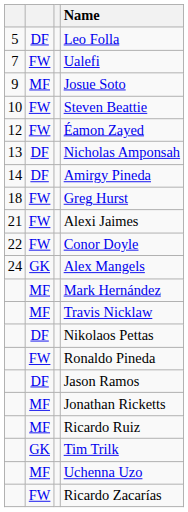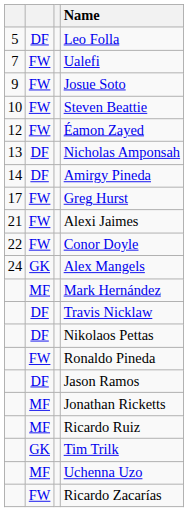(40, 84) MF -> (40, 84) FW
(15, 198) 18 -> (15, 198) 17
(40, 312) MF -> (40, 312) DF
